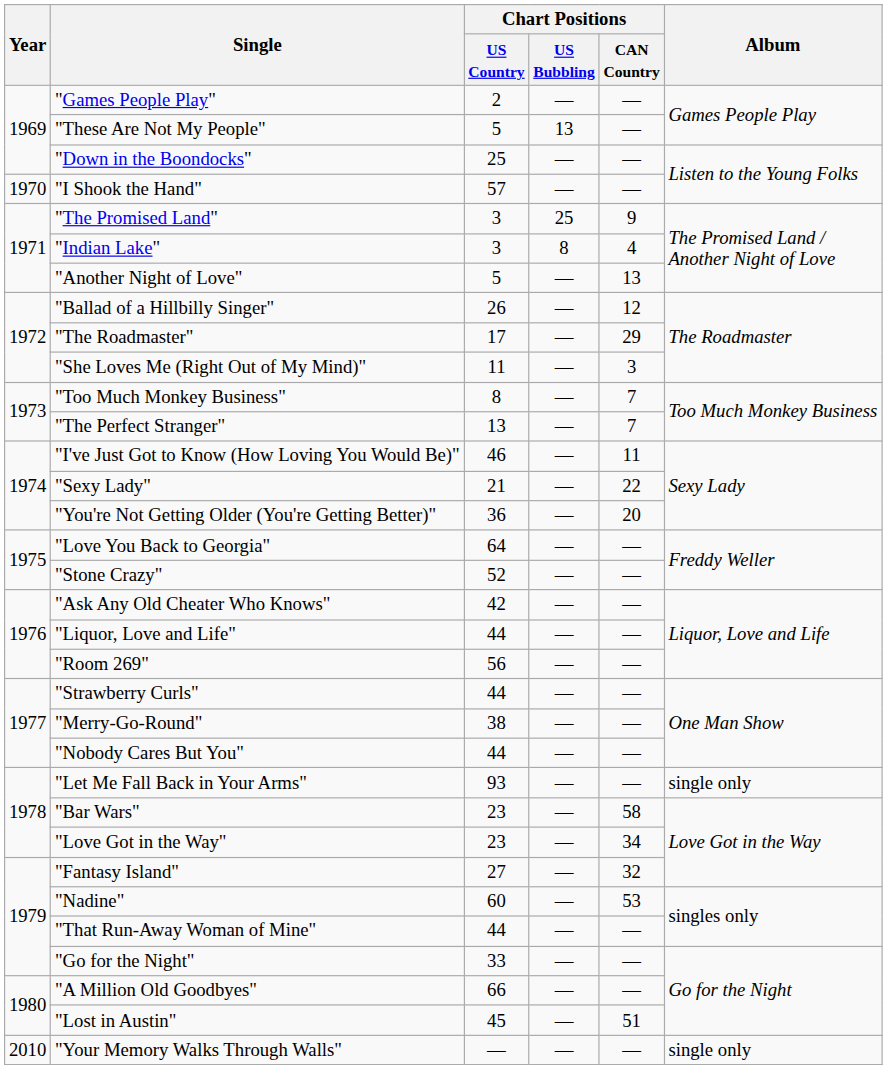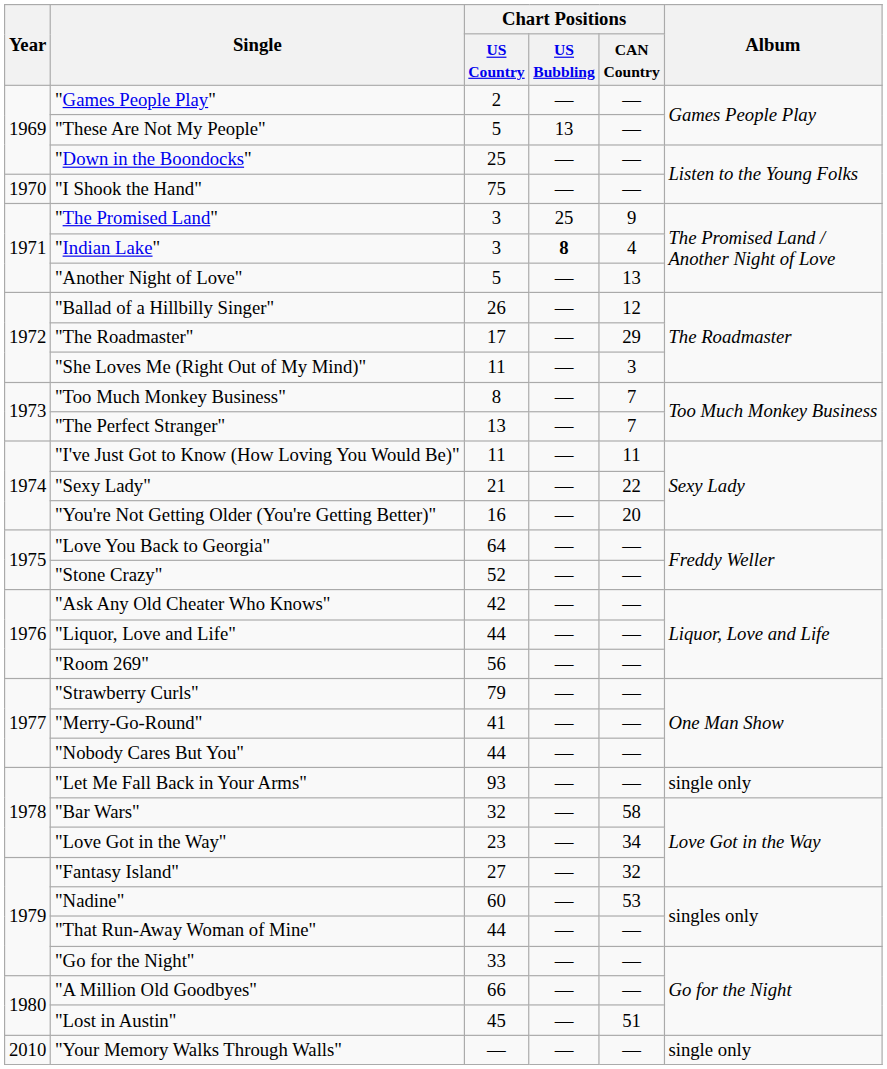(496, 188) 57 -> (496, 188) 75
(564, 248) normal -> (564, 248) bold
(496, 456) 46 -> (496, 456) 11
(496, 515) 36 -> (496, 515) 16
(496, 693) 44 -> (496, 693) 79
(496, 723) 38 -> (496, 723) 41
(496, 812) 23 -> (496, 812) 32
